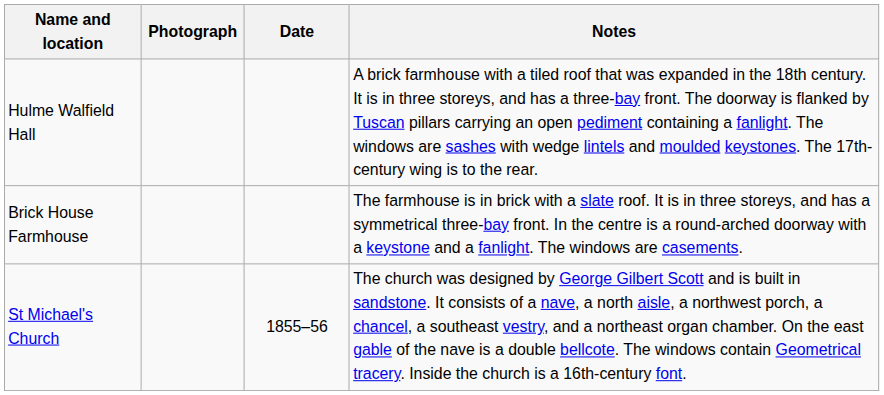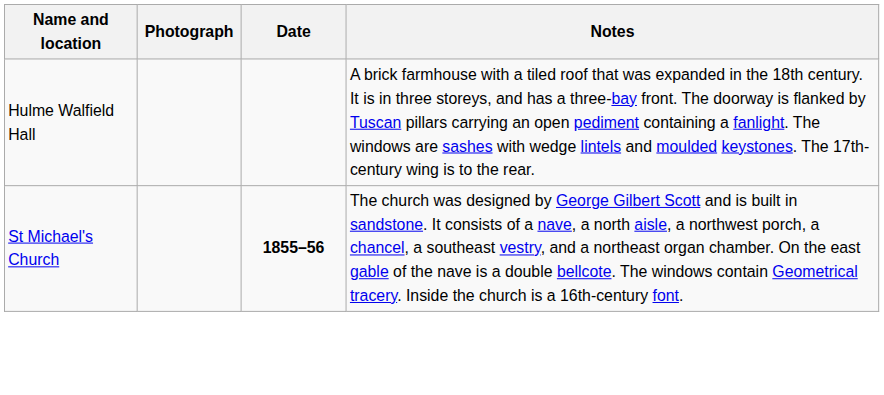- row: (51, 224)
(297, 327) normal -> (294, 248) bold
